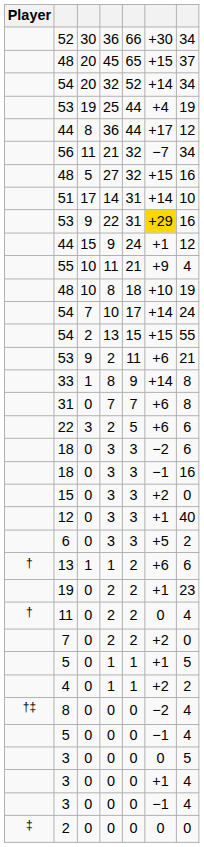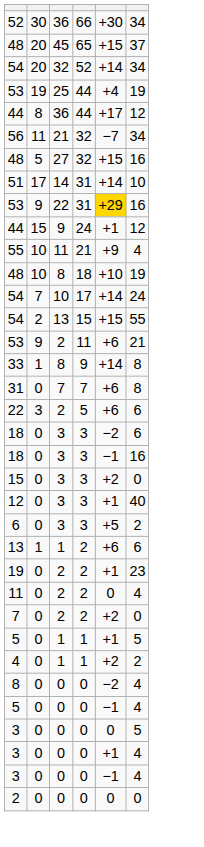- column: (29, 15)
